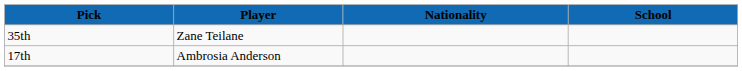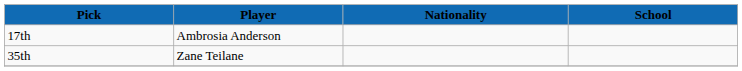rows swapped: (19, 55) <-> (19, 35)
